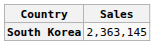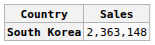(117, 32) 2,363,145 -> (117, 32) 2,363,148
